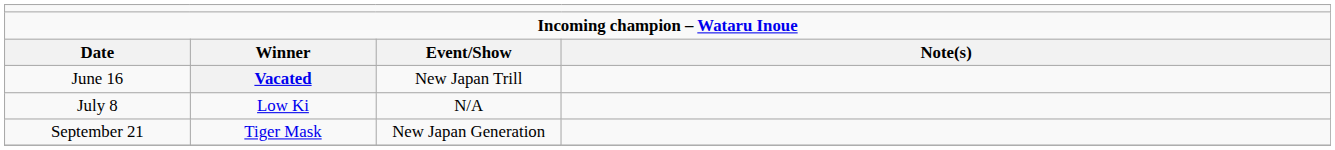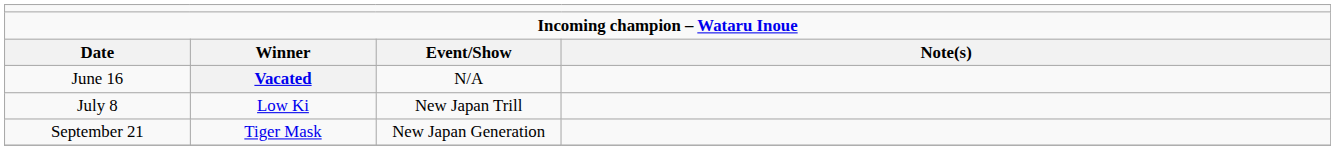(469, 78) New Japan Trill -> (469, 78) N/A
(469, 105) N/A -> (469, 105) New Japan Trill
